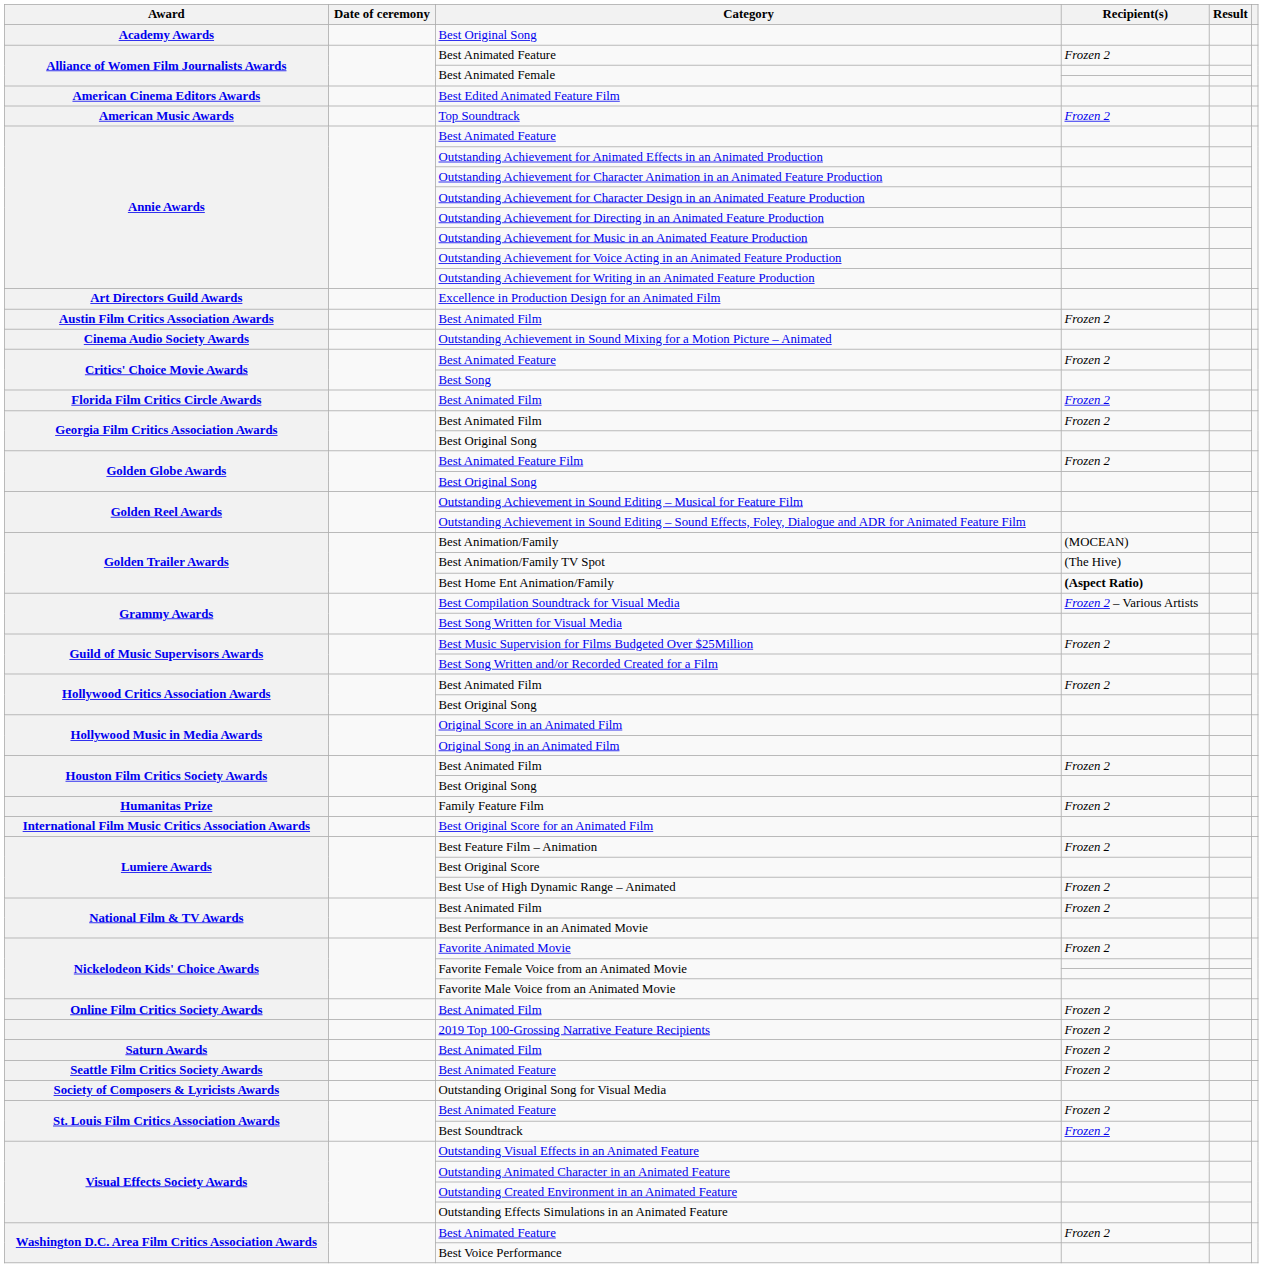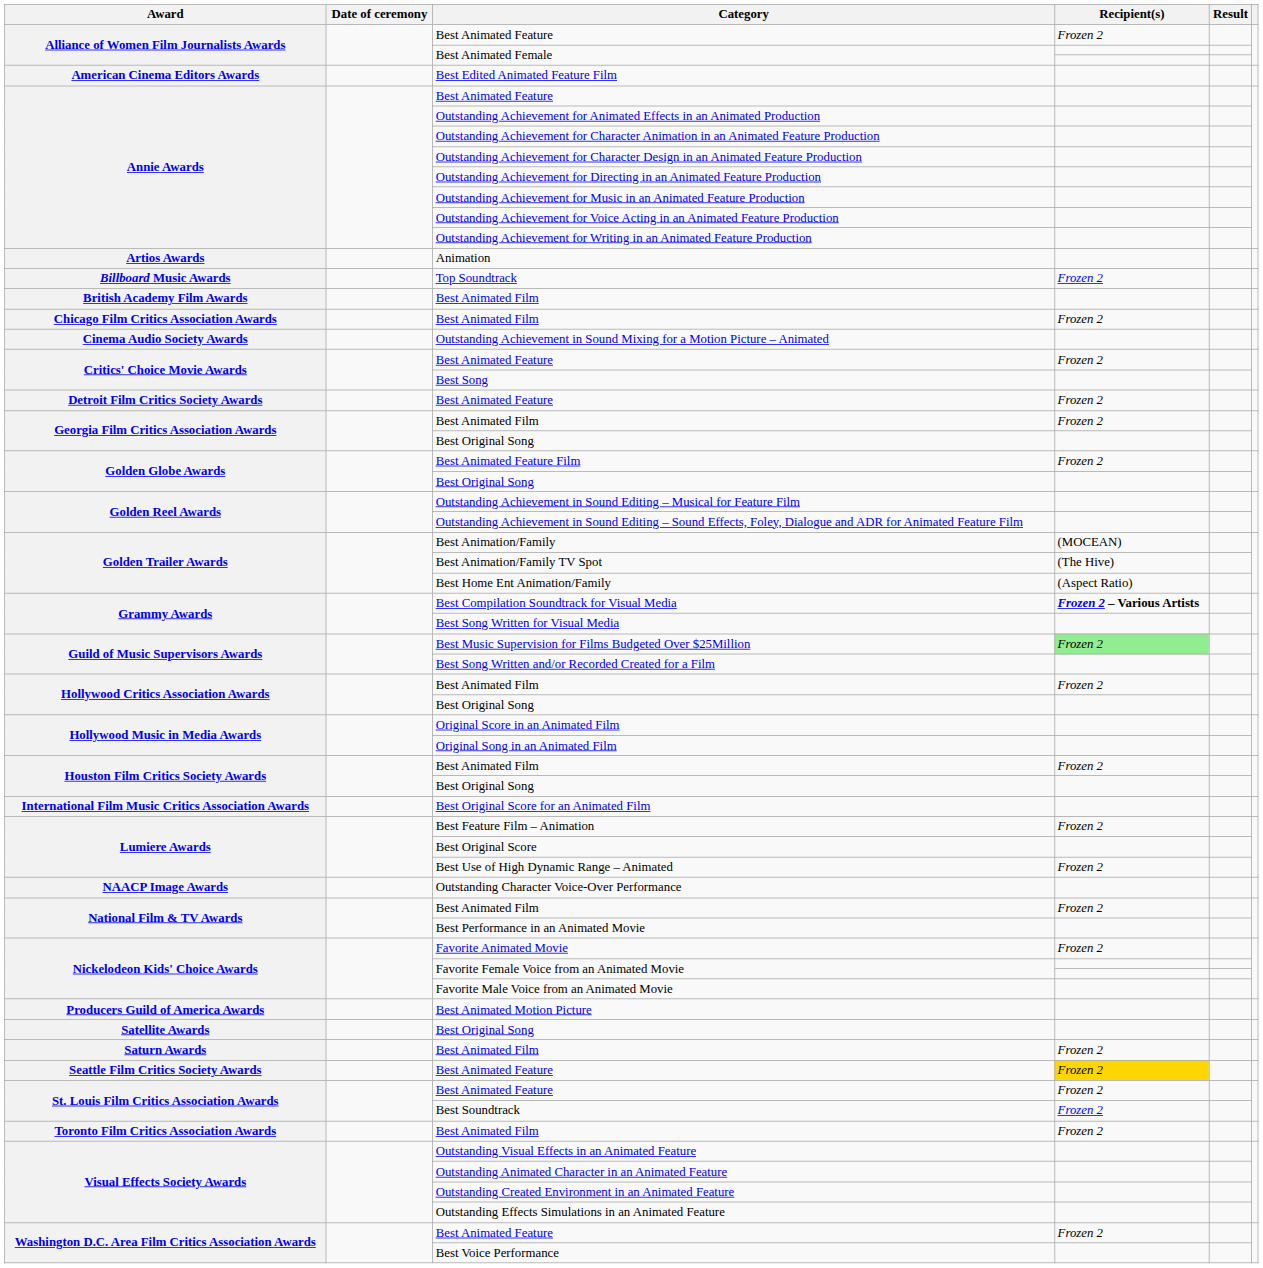- row: (166, 34)
- row: (166, 116)
- row: (166, 298)
+ row: (165, 258)
- row: (166, 319)
+ row: (165, 278)
+ row: (165, 298)
+ row: (165, 319)
+ row: (165, 400)
- row: (166, 400)
(1104, 583) bold -> (1095, 583) normal
(1131, 603) normal -> (1128, 603) bold
(1087, 643) no background -> (1080, 643) lightgreen background
- row: (166, 806)
+ row: (165, 887)
- row: (166, 1009)
+ row: (165, 1009)
- row: (166, 1030)
+ row: (165, 1029)
(1087, 1070) no background -> (1080, 1070) gold background
- row: (166, 1090)
+ row: (165, 1131)
